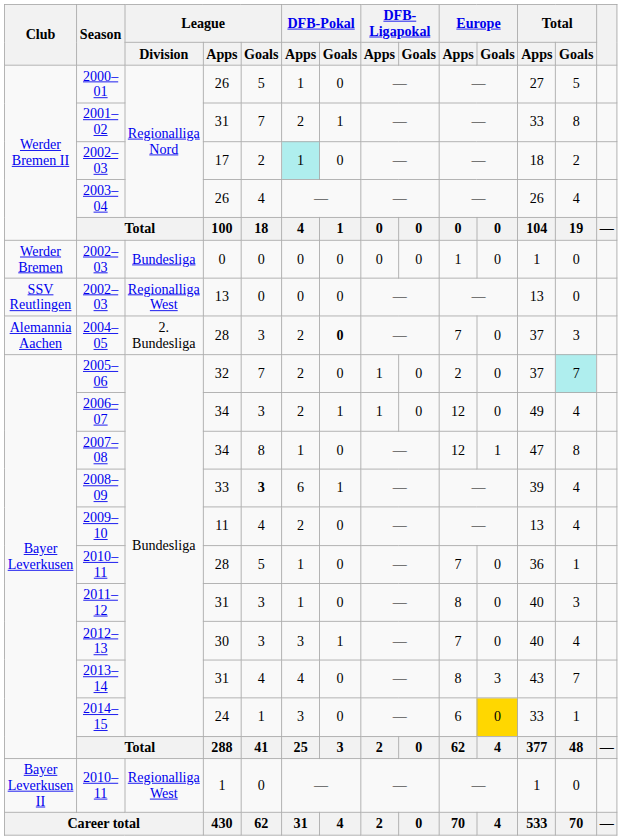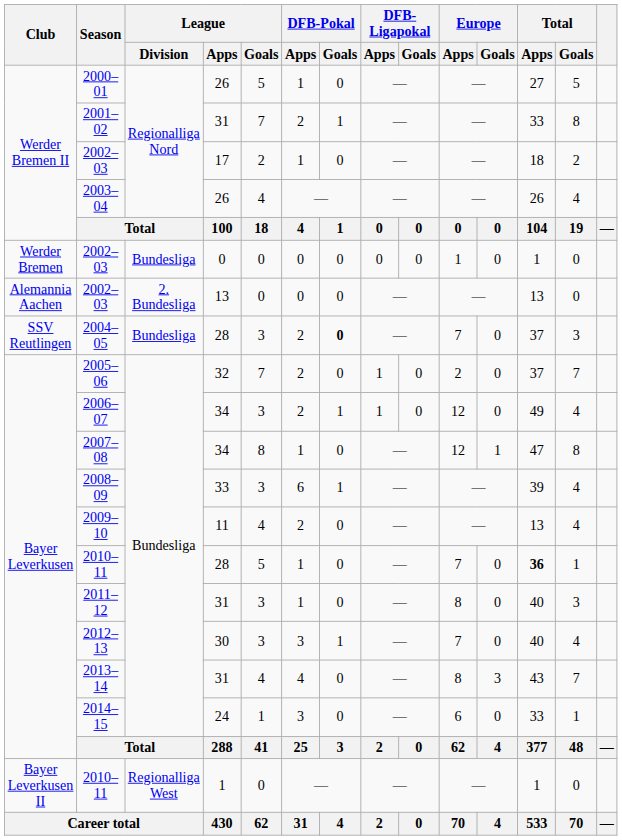(301, 160) paleturquoise background -> (301, 160) no background
(41, 297) SSV Reutlingen -> (41, 297) Alemannia Aachen
(164, 297) Regionalliga West -> (164, 297) 2. Bundesliga
(41, 335) Alemannia Aachen -> (41, 335) SSV Reutlingen
(164, 335) 2. Bundesliga -> (164, 335) Bundesliga
(576, 373) paleturquoise background -> (576, 373) no background
(261, 488) bold -> (261, 488) normal
(537, 564) normal -> (537, 564) bold
(497, 717) gold background -> (497, 717) no background
